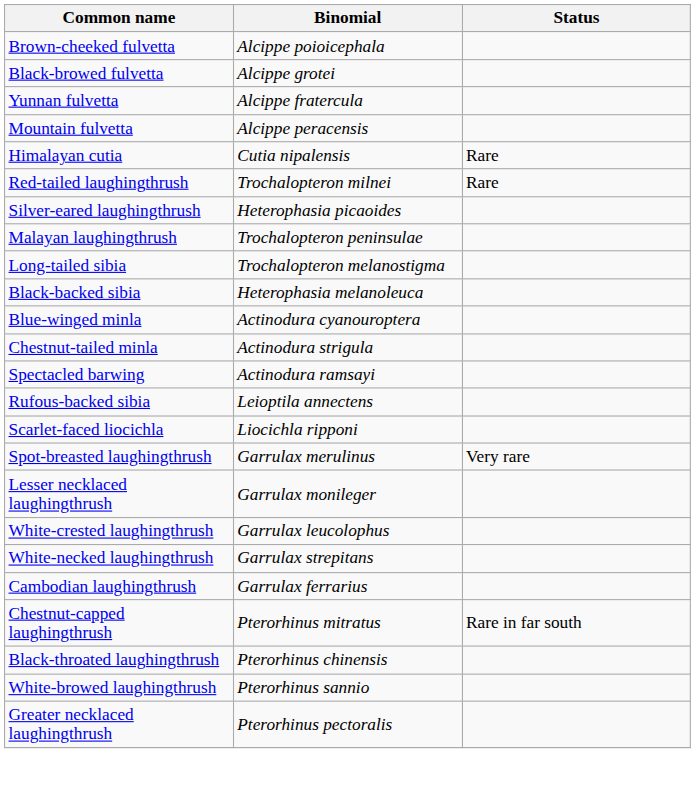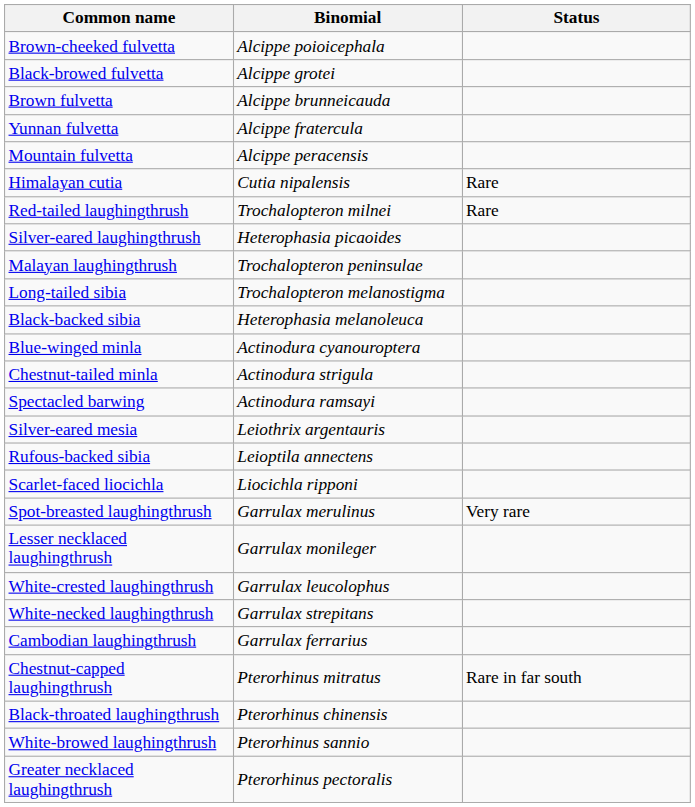+ row: (61, 100)
+ row: (73, 429)
